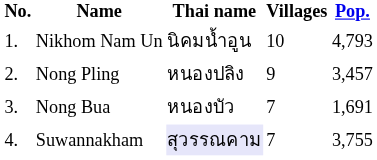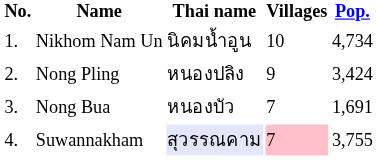(352, 40) 4,793 -> (352, 40) 4,734
(352, 73) 3,457 -> (352, 73) 3,424
(271, 139) no background -> (271, 139) pink background
